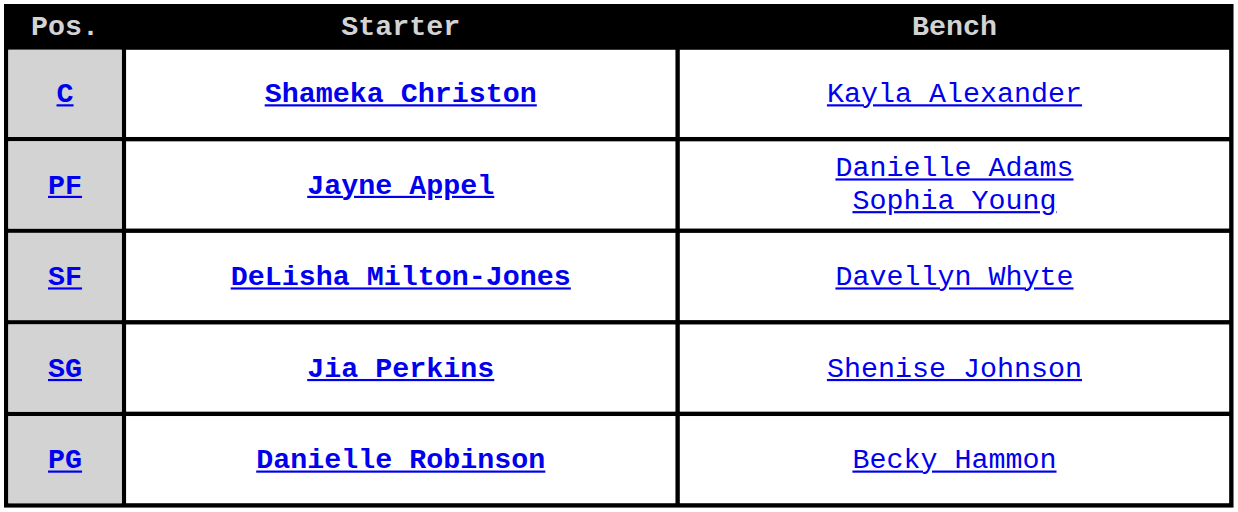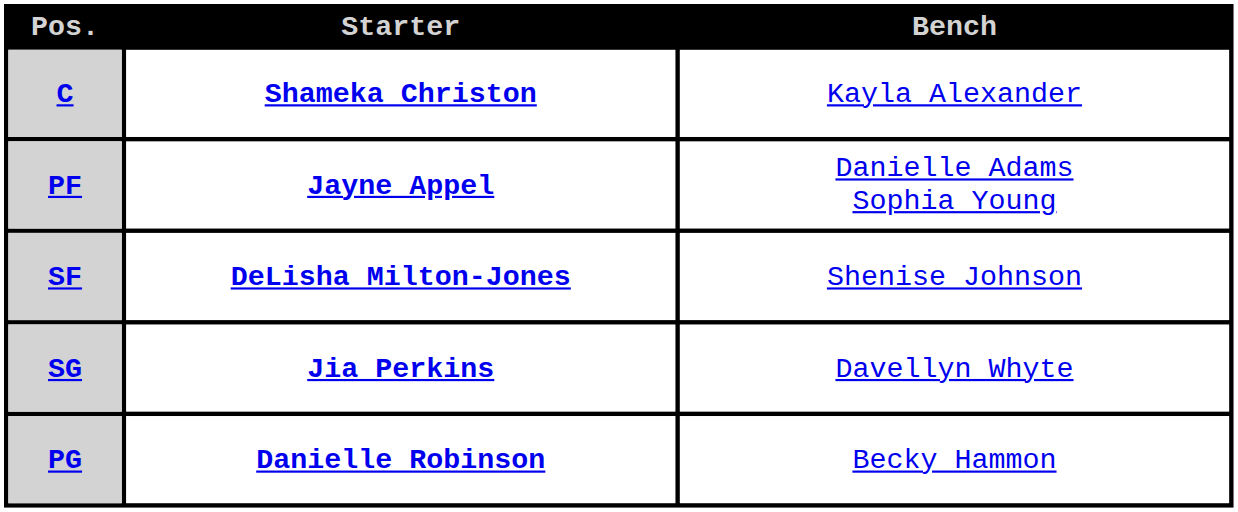(954, 276) Davellyn Whyte -> (954, 276) Shenise Johnson
(954, 368) Shenise Johnson -> (954, 368) Davellyn Whyte
